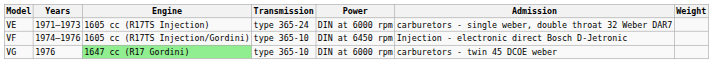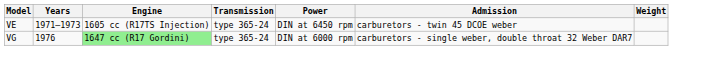(355, 25) DIN at 6000 rpm -> (315, 25) DIN at 6450 rpm
(535, 25) carburetors - single weber, double throat 32 Weber DAR7 -> (437, 25) carburetors - twin 45 DCOE weber
- row: (11, 38)
(281, 52) type 365-10 -> (241, 38) type 365-24
(477, 52) carburetors - twin 45 DCOE weber -> (494, 38) carburetors - single weber, double throat 32 Weber DAR7
